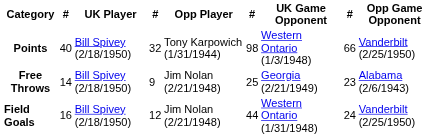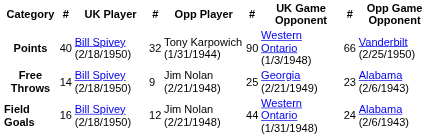(252, 48) 98 -> (252, 48) 90
(387, 116) Vanderbilt (2/25/1950) -> (384, 116) Alabama (2/6/1943)
